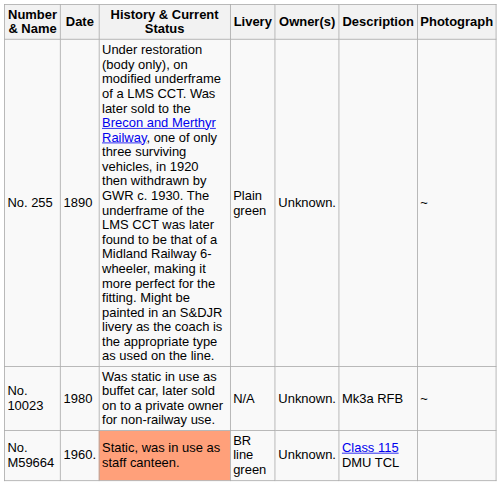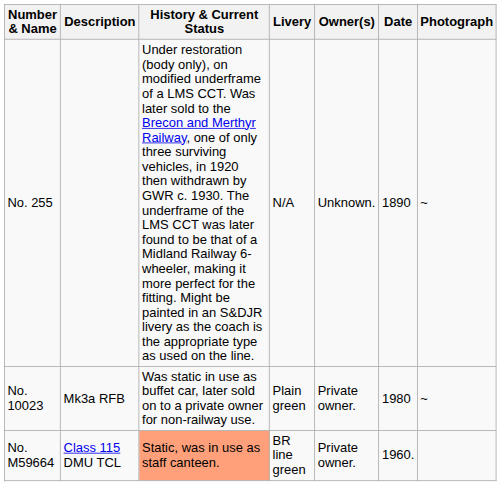columns swapped: (378, 22) <-> (80, 22)
(250, 203) Plain green -> (283, 203) N/A
(244, 398) N/A -> (289, 398) Plain green
(307, 398) Unknown. -> (338, 398) Private owner.
(307, 455) Unknown. -> (338, 455) Private owner.
